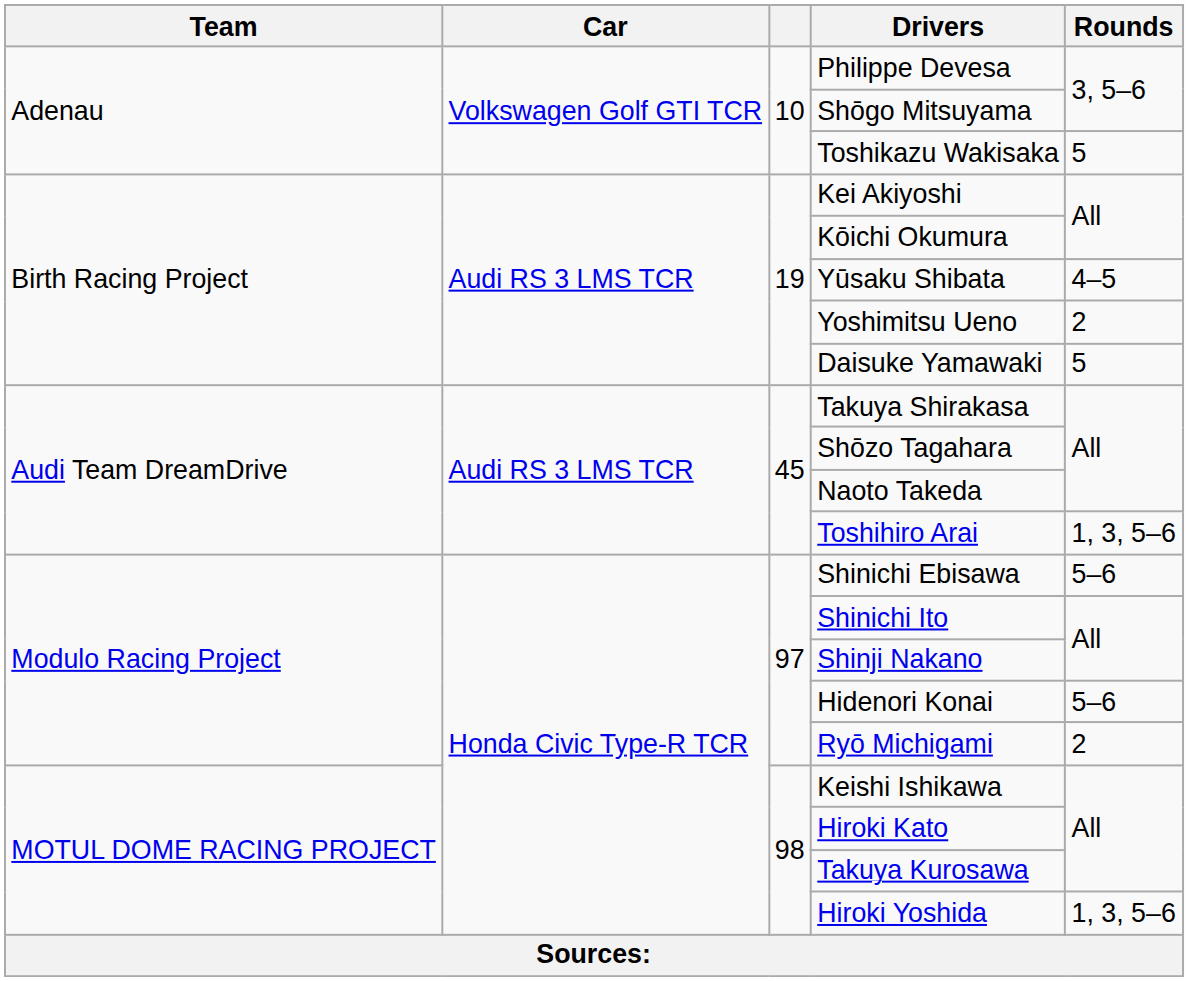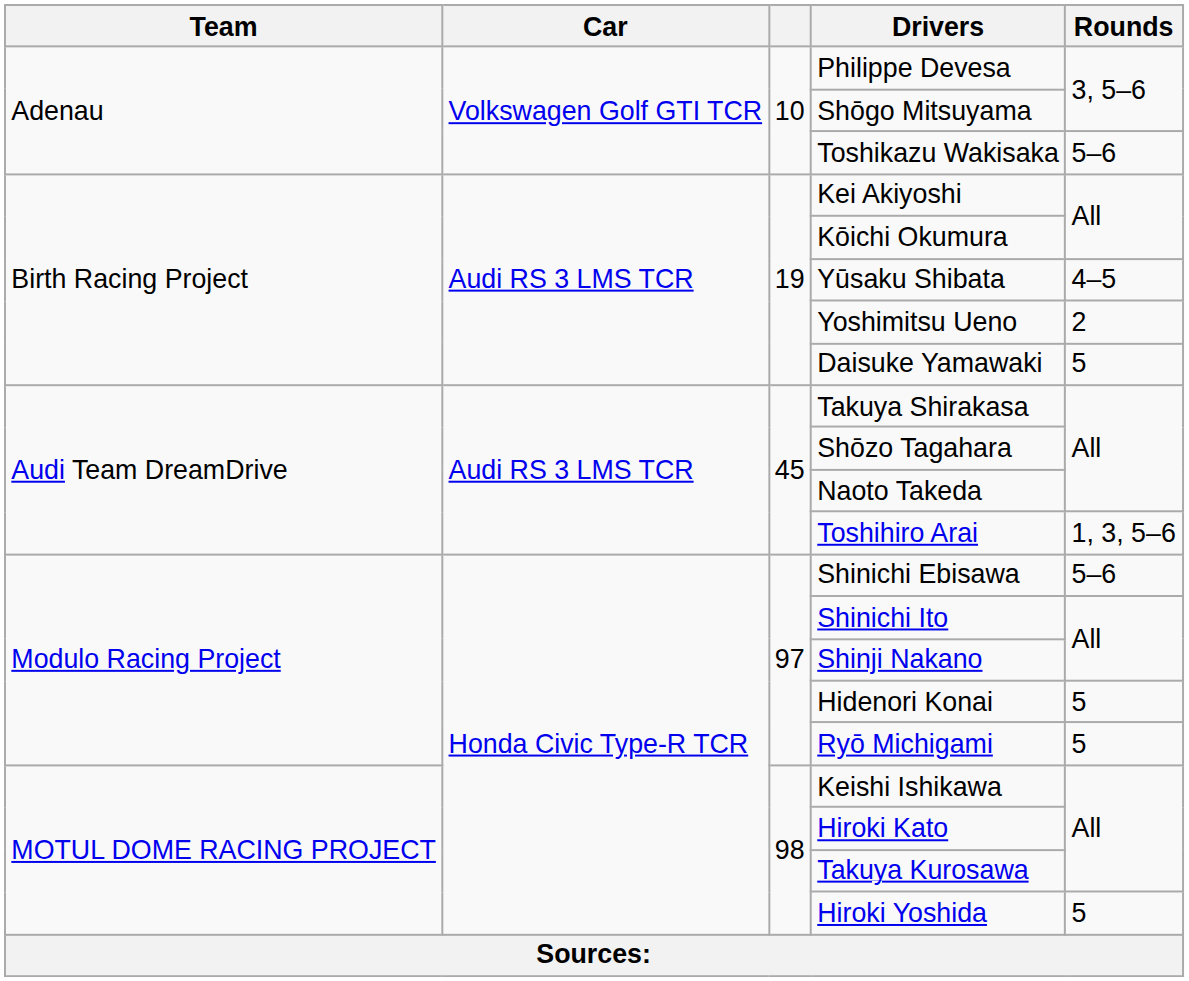(1079, 152) 5 -> (1094, 152) 5–6
(1094, 701) 5–6 -> (1079, 701) 5
(1079, 744) 2 -> (1079, 744) 5
(1124, 913) 1, 3, 5–6 -> (1079, 913) 5
